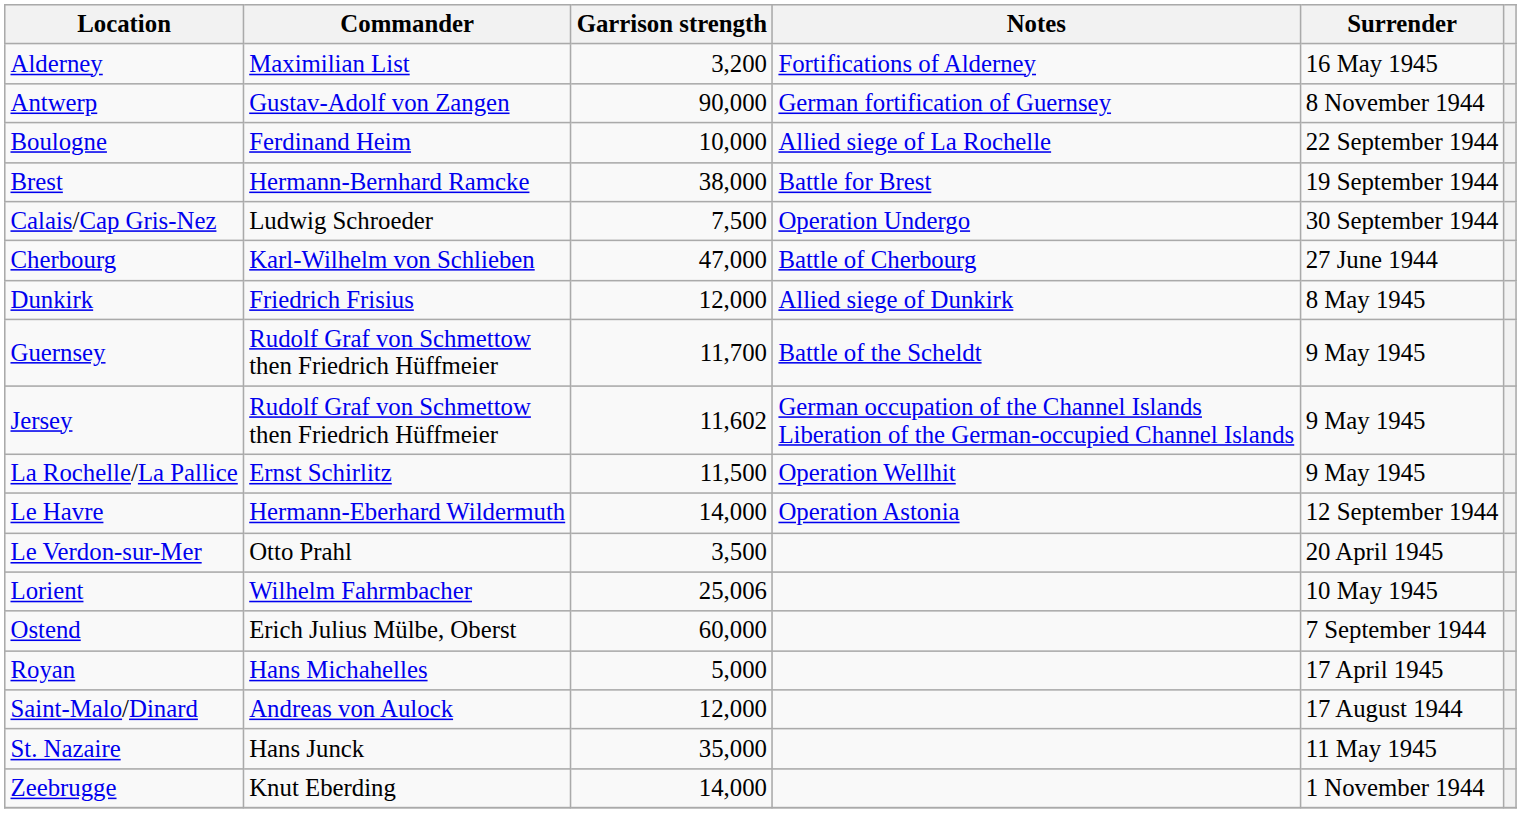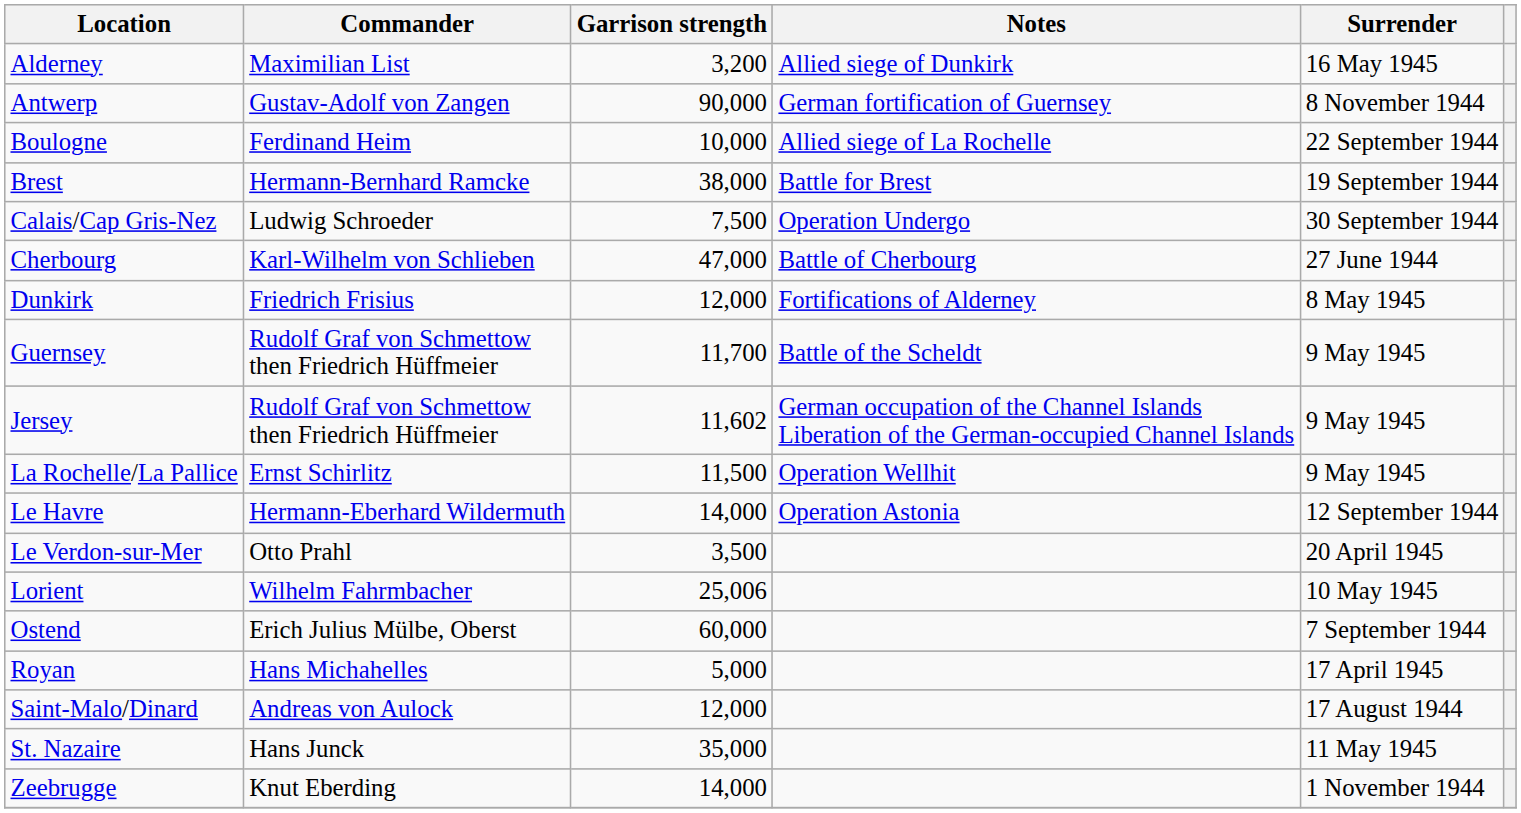(907, 63) Fortifications of Alderney -> (896, 63) Allied siege of Dunkirk
(896, 299) Allied siege of Dunkirk -> (907, 299) Fortifications of Alderney
